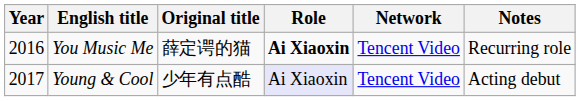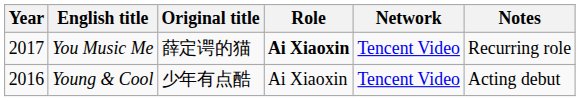(26, 48) 2016 -> (26, 48) 2017
(26, 79) 2017 -> (26, 79) 2016
(308, 79) lavender background -> (308, 79) no background
